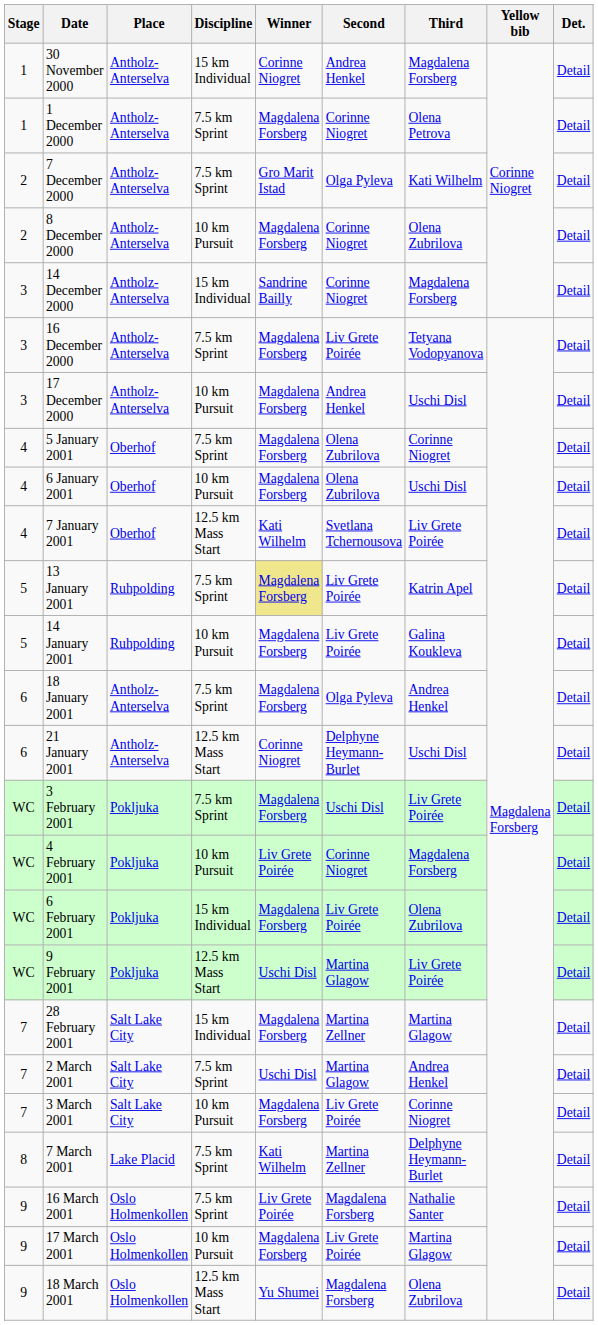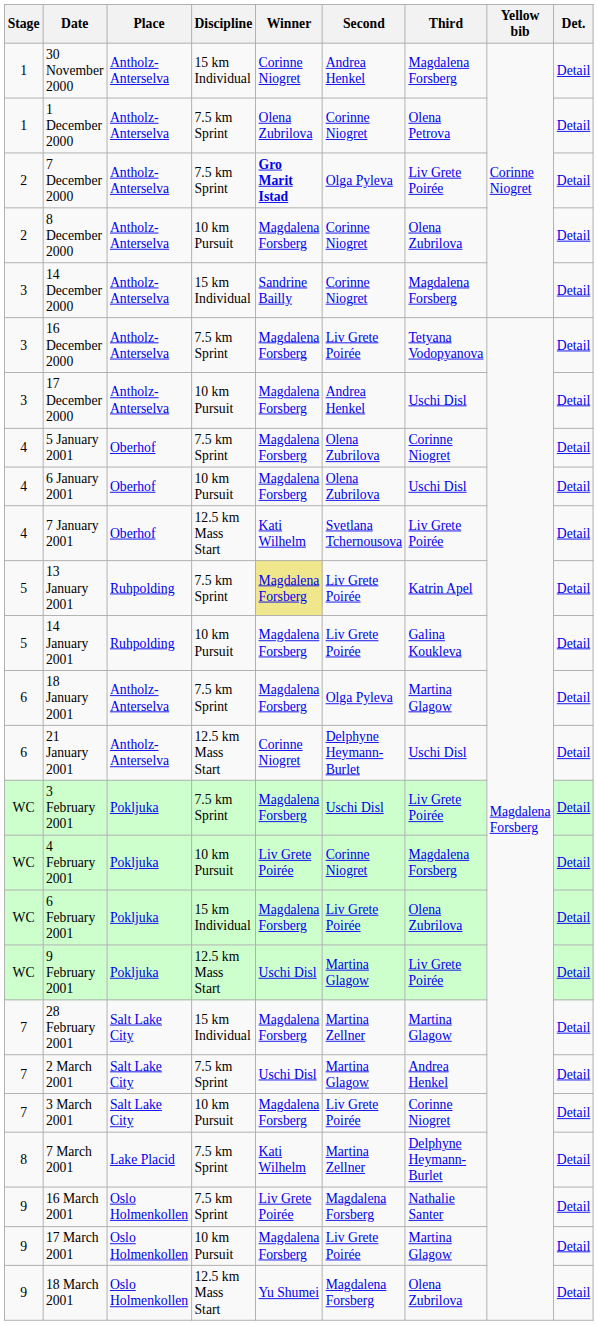(289, 125) Magdalena Forsberg -> (286, 125) Olena Zubrilova
(286, 180) normal -> (276, 180) bold
(445, 180) Kati Wilhelm -> (435, 180) Liv Grete Poirée
(429, 697) Andrea Henkel -> (430, 697) Martina Glagow
